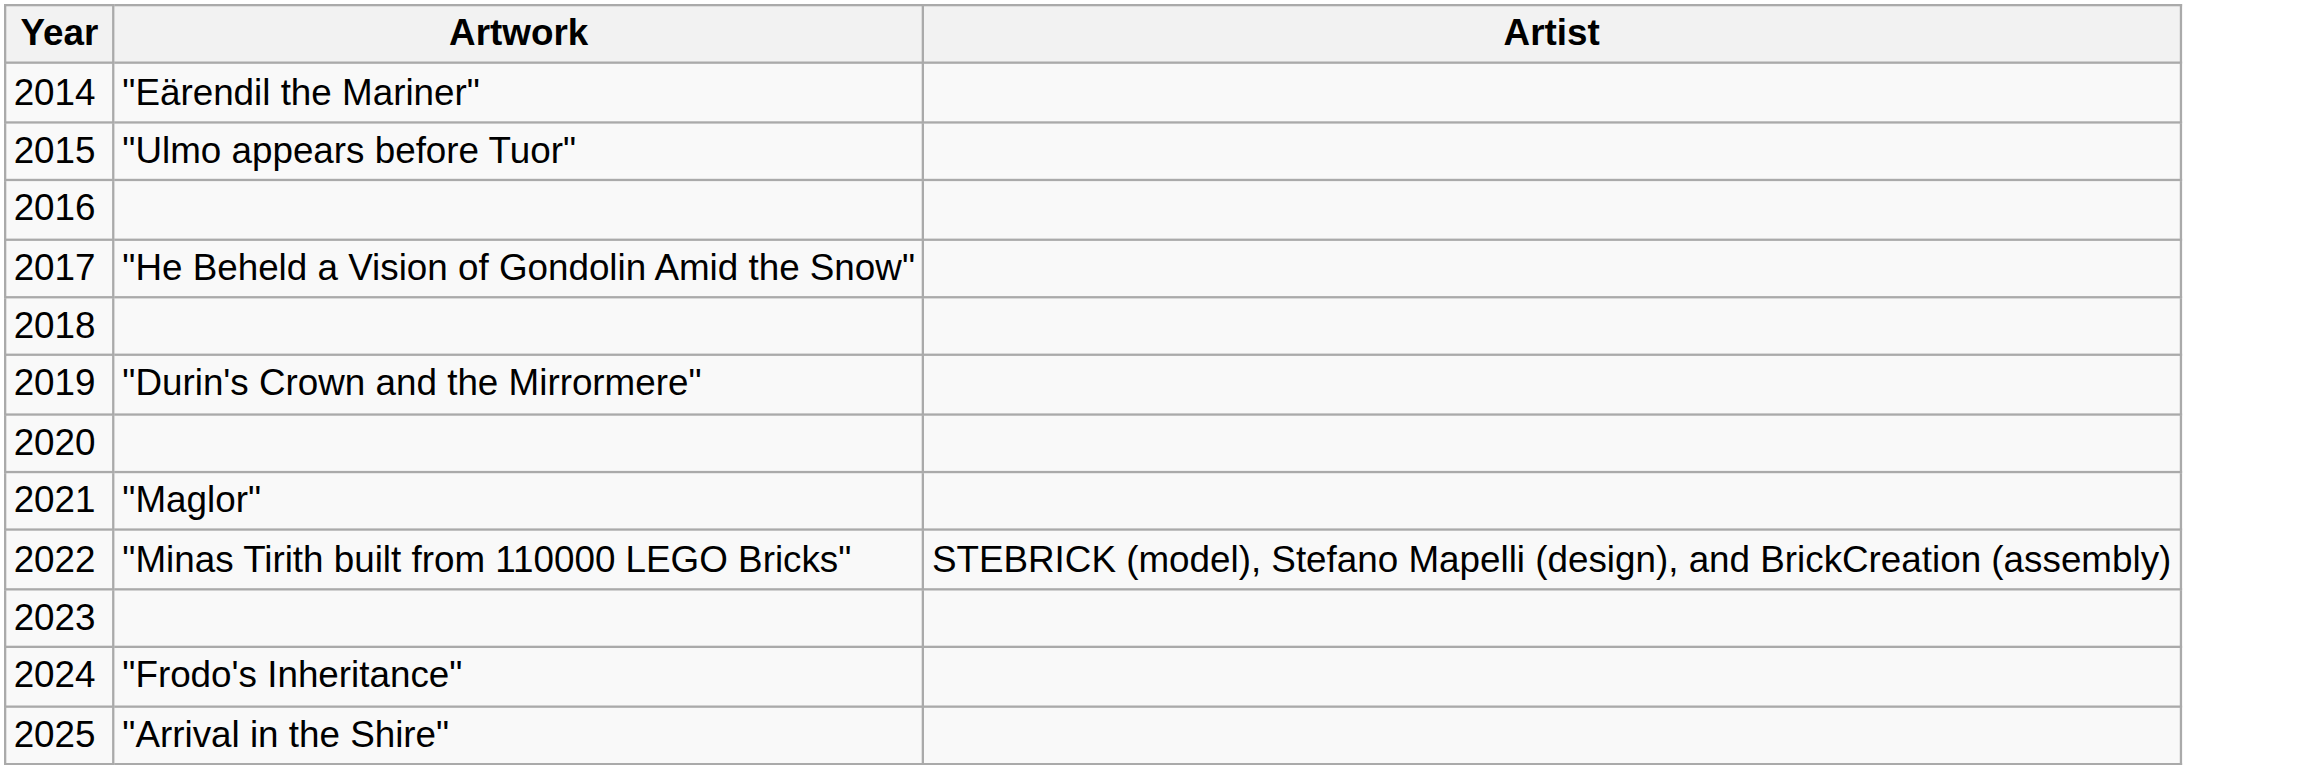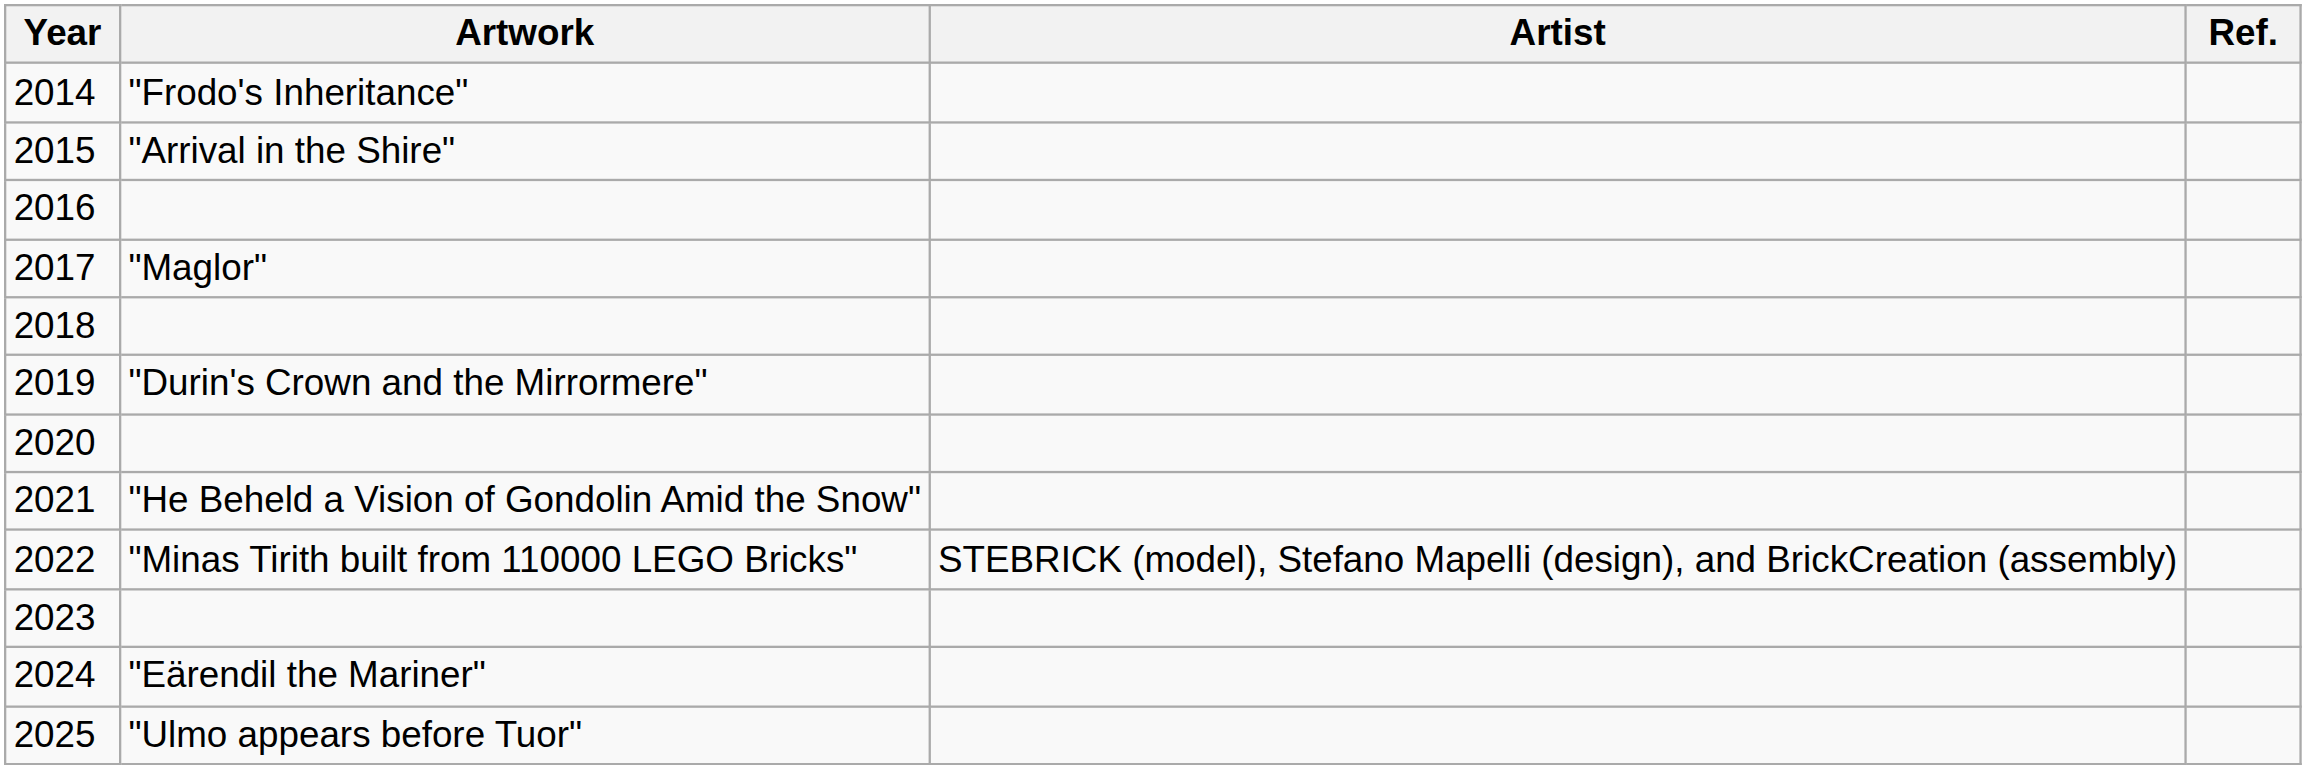+ column: (2243, 33)
(301, 92) "Eärendil the Mariner" -> (298, 92) "Frodo's Inheritance"
(349, 150) "Ulmo appears before Tuor" -> (292, 150) "Arrival in the Shire"
(519, 267) "He Beheld a Vision of Gondolin Amid the Snow" -> (198, 267) "Maglor"
(192, 500) "Maglor" -> (525, 500) "He Beheld a Vision of Gondolin Amid the Snow"
(292, 675) "Frodo's Inheritance" -> (307, 675) "Eärendil the Mariner"
(286, 734) "Arrival in the Shire" -> (355, 734) "Ulmo appears before Tuor"
